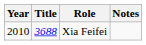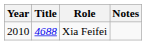(46, 31) 3688 -> (46, 31) 4688
